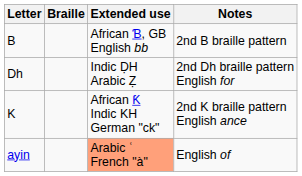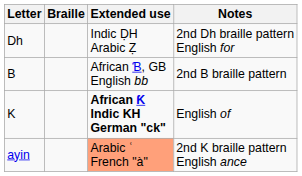rows swapped: (15, 74) <-> (11, 40)
(125, 114) normal -> (128, 114) bold
(231, 114) 2nd K braille pattern English ance -> (203, 114) English of
(203, 154) English of -> (231, 154) 2nd K braille pattern English ance
